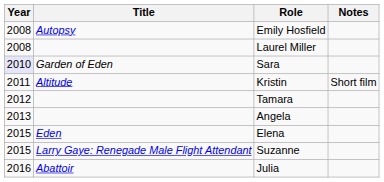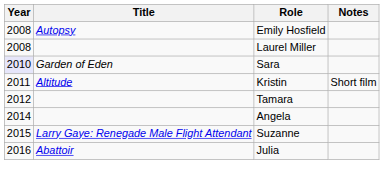(19, 116) 2013 -> (19, 116) 2014
- row: (271, 133)
